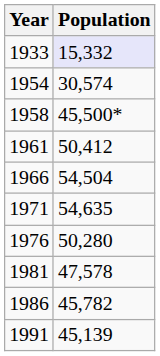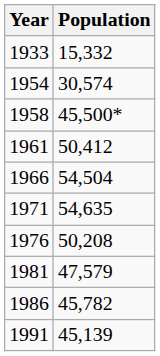(85, 51) lavender background -> (85, 51) no background
(85, 240) 50,280 -> (85, 240) 50,208
(85, 271) 47,578 -> (85, 271) 47,579
